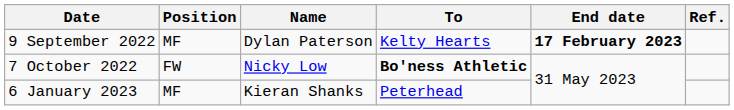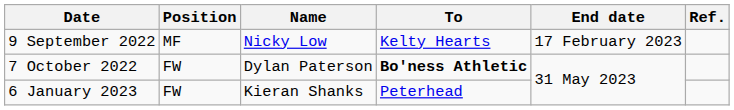(308, 42) Dylan Paterson -> (285, 42) Nicky Low
(608, 42) bold -> (608, 42) normal
(285, 67) Nicky Low -> (308, 67) Dylan Paterson
(172, 92) MF -> (172, 92) FW
